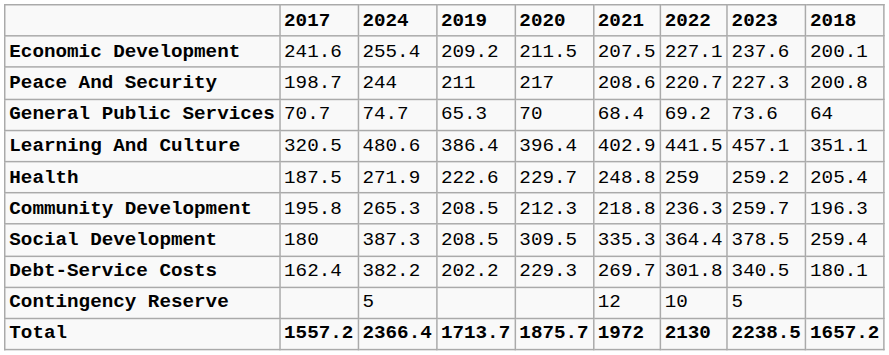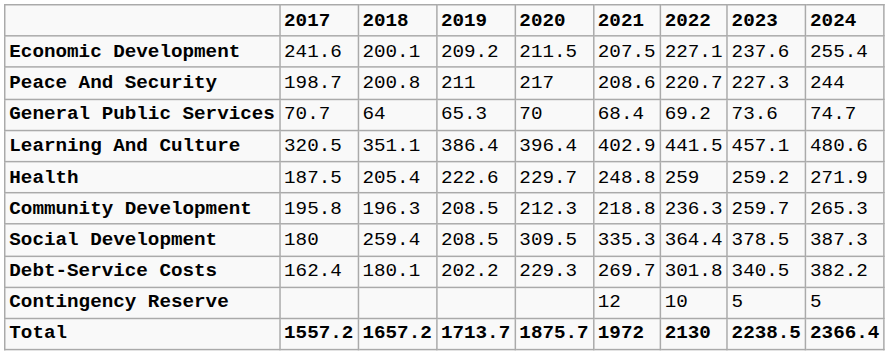columns swapped: (833, 20) <-> (386, 20)
